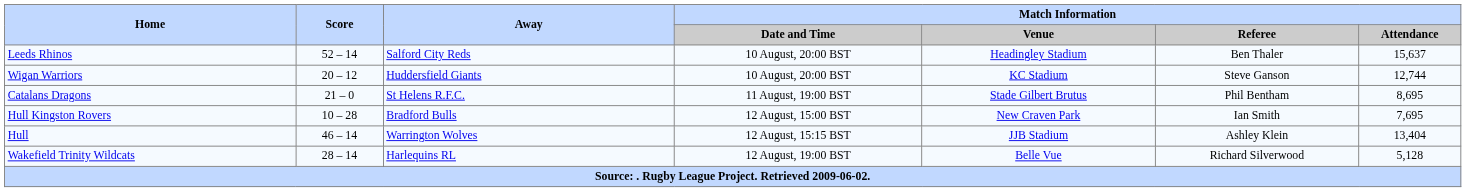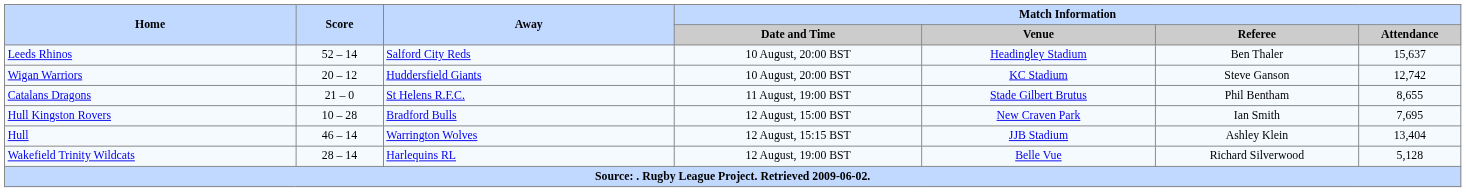(1410, 75) 12,744 -> (1410, 75) 12,742
(1410, 95) 8,695 -> (1410, 95) 8,655
